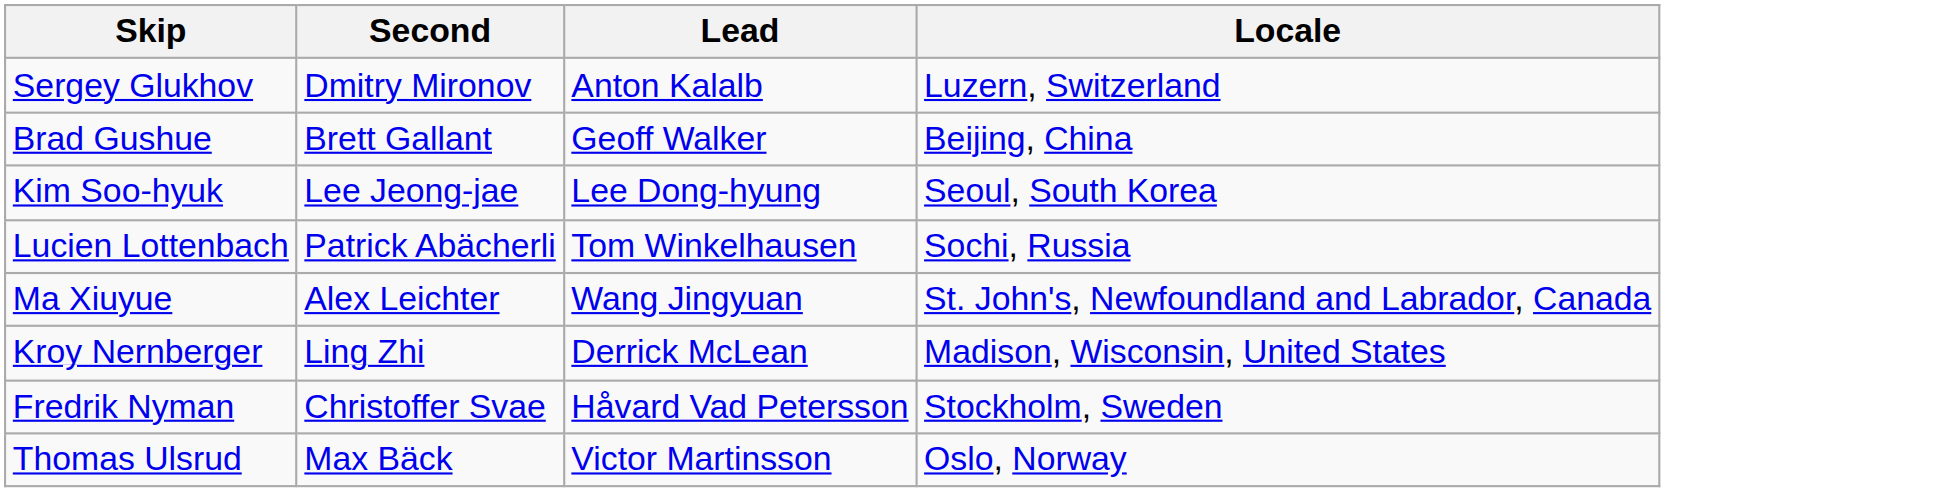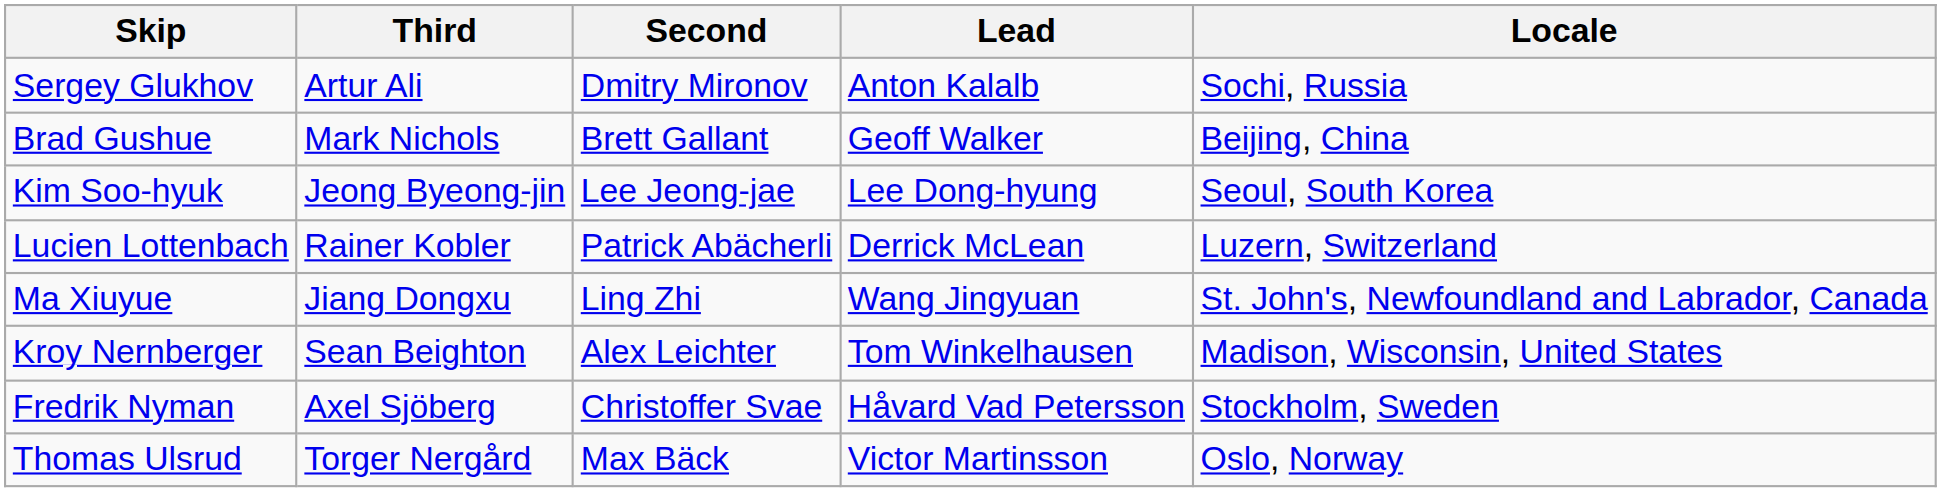+ column: (435, 31)
(1072, 84) Luzern, Switzerland -> (1304, 84) Sochi, Russia
(714, 245) Tom Winkelhausen -> (966, 245) Derrick McLean
(1027, 245) Sochi, Russia -> (1349, 245) Luzern, Switzerland
(402, 298) Alex Leichter -> (641, 298) Ling Zhi
(364, 352) Ling Zhi -> (678, 352) Alex Leichter
(690, 352) Derrick McLean -> (990, 352) Tom Winkelhausen
